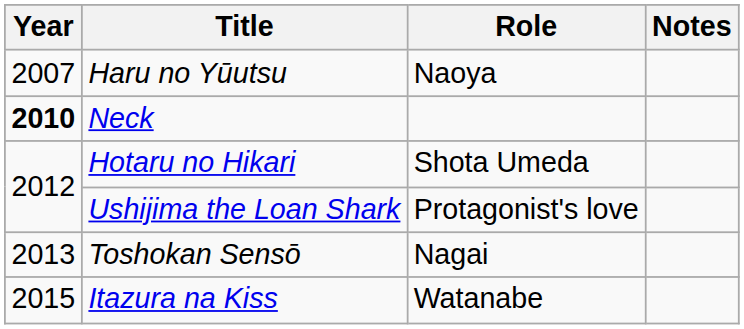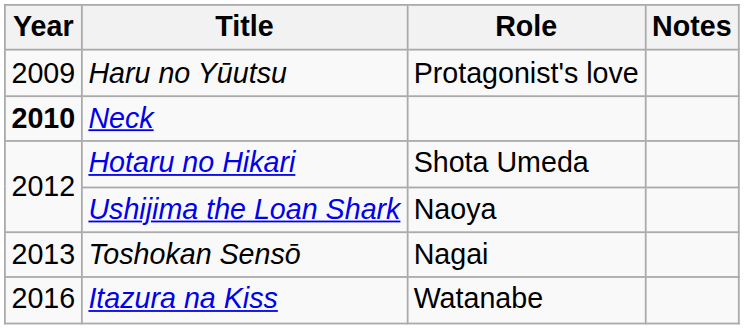(43, 72) 2007 -> (43, 72) 2009
(455, 72) Naoya -> (526, 72) Protagonist's love
(526, 208) Protagonist's love -> (455, 208) Naoya
(43, 299) 2015 -> (43, 299) 2016
